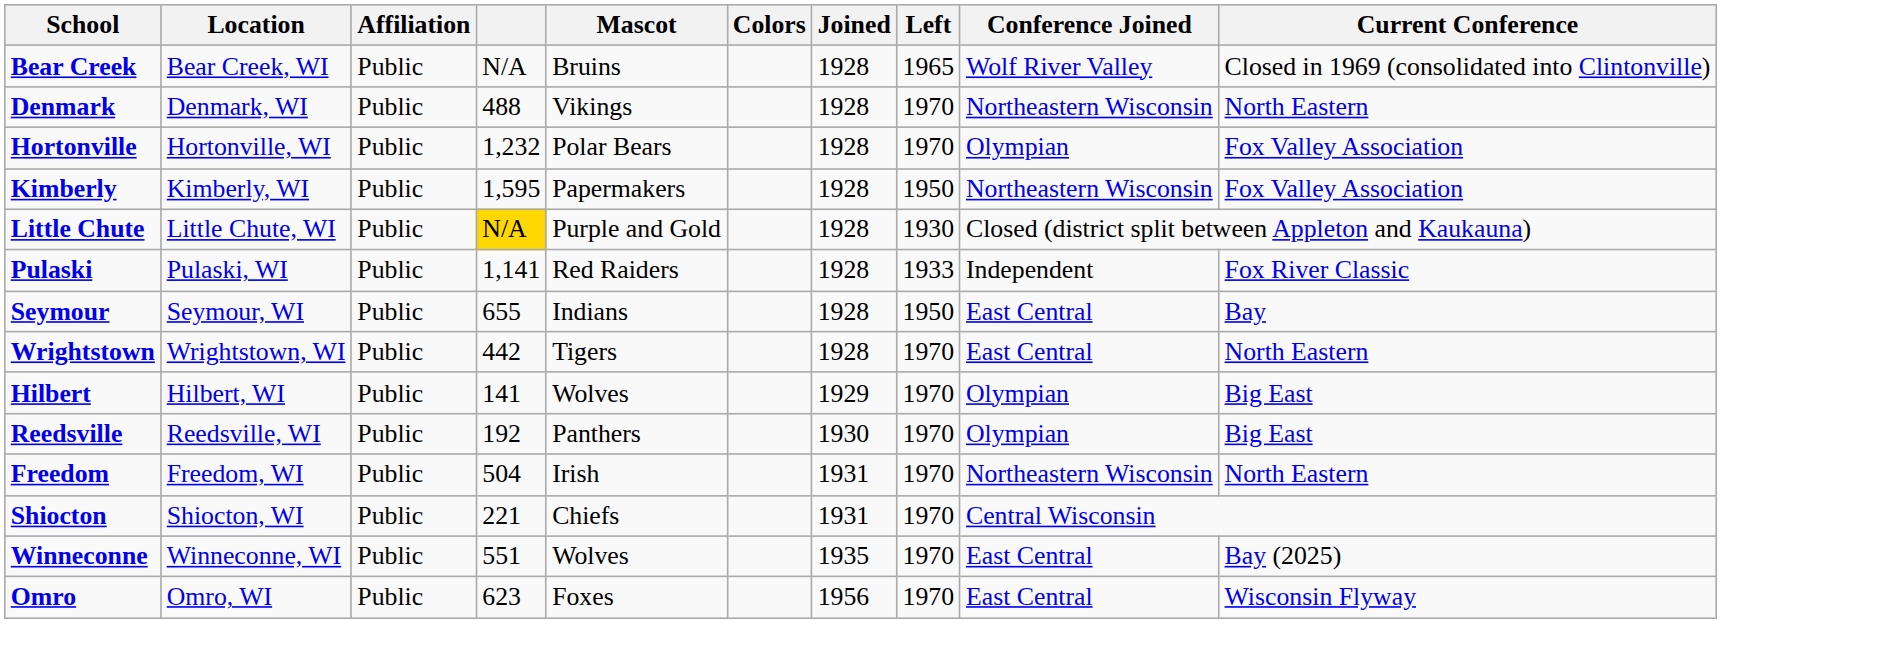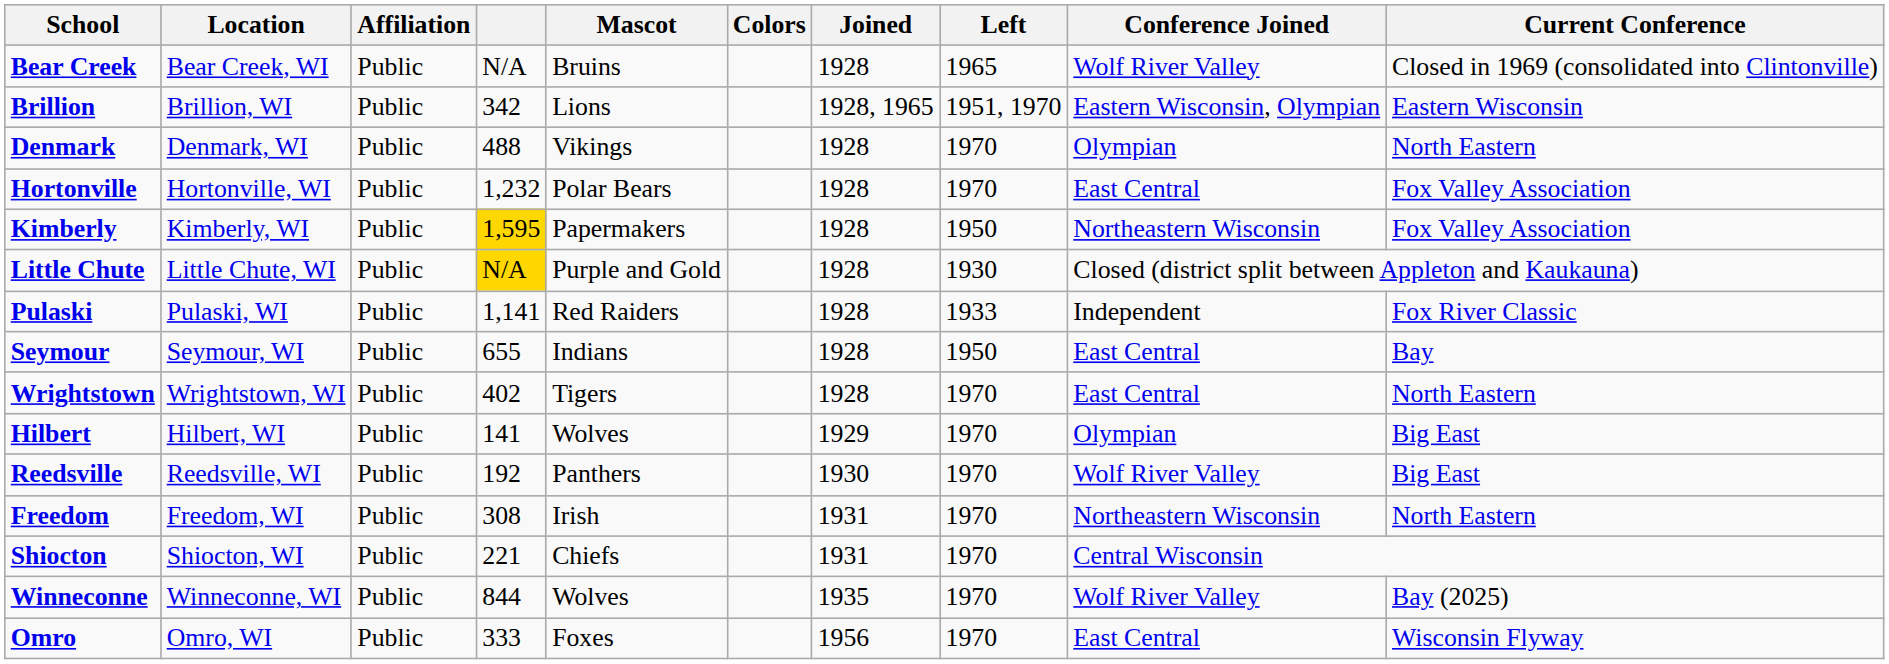+ row: (53, 106)
(1089, 106) Northeastern Wisconsin -> (1125, 147) Olympian
(1017, 147) Olympian -> (1137, 188) East Central
(511, 188) no background -> (511, 229) gold background
(502, 351) 442 -> (502, 392) 402
(1017, 433) Olympian -> (1166, 474) Wolf River Valley
(502, 474) 504 -> (502, 515) 308
(502, 556) 551 -> (502, 596) 844
(1029, 556) East Central -> (1166, 596) Wolf River Valley
(502, 596) 623 -> (502, 637) 333
